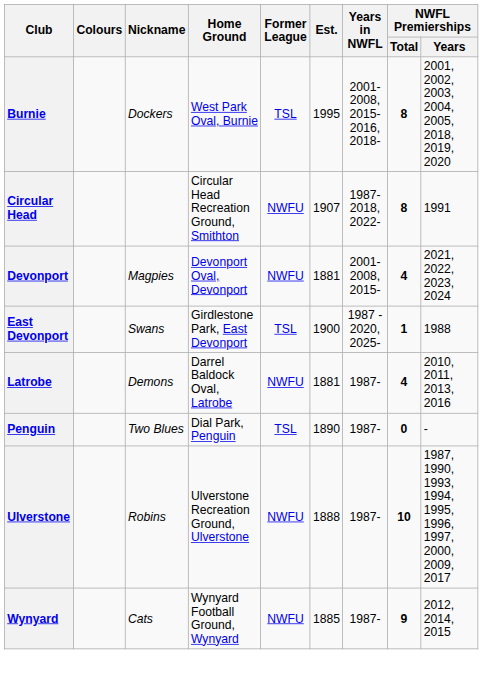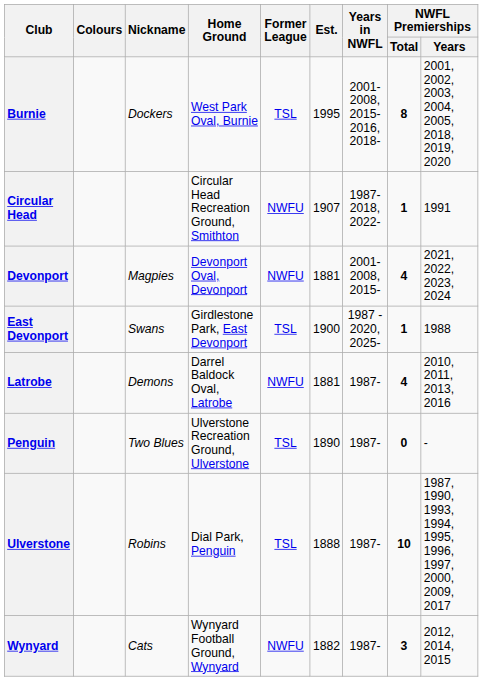(404, 208) 8 -> (404, 208) 1
(217, 429) Dial Park, Penguin -> (220, 443) Ulverstone Recreation Ground, Ulverstone
(220, 517) Ulverstone Recreation Ground, Ulverstone -> (217, 544) Dial Park, Penguin
(286, 517) NWFU -> (286, 544) TSL
(327, 618) 1885 -> (327, 645) 1882
(404, 618) 9 -> (404, 645) 3
